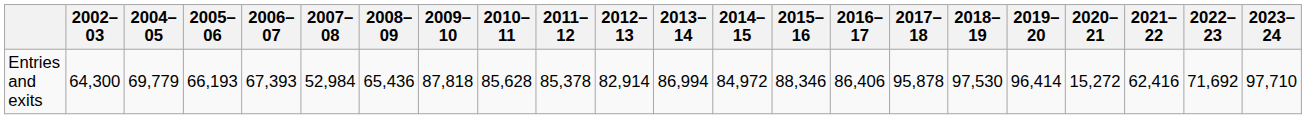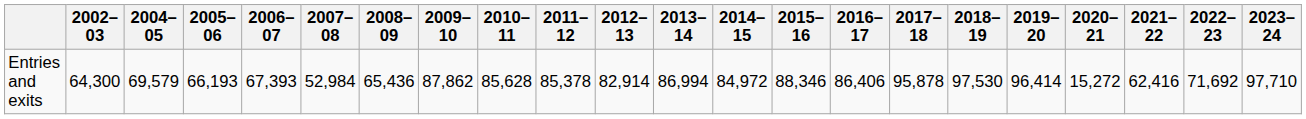(154, 81) 69,779 -> (154, 81) 69,579
(448, 81) 87,818 -> (448, 81) 87,862
